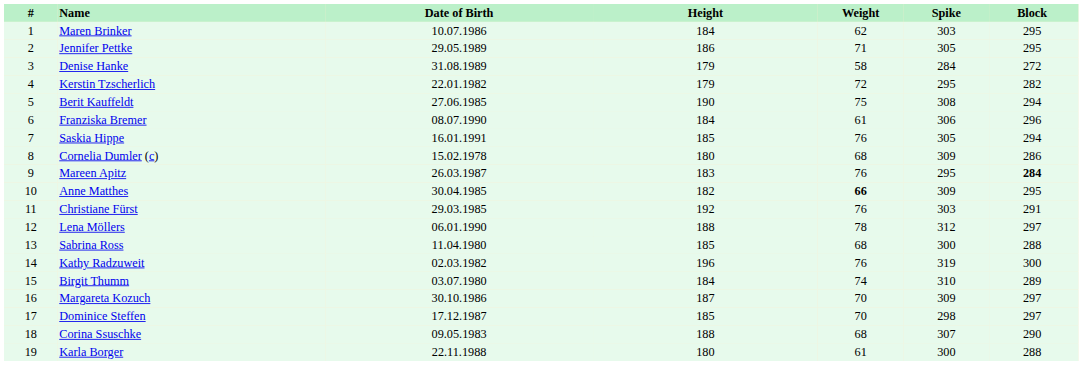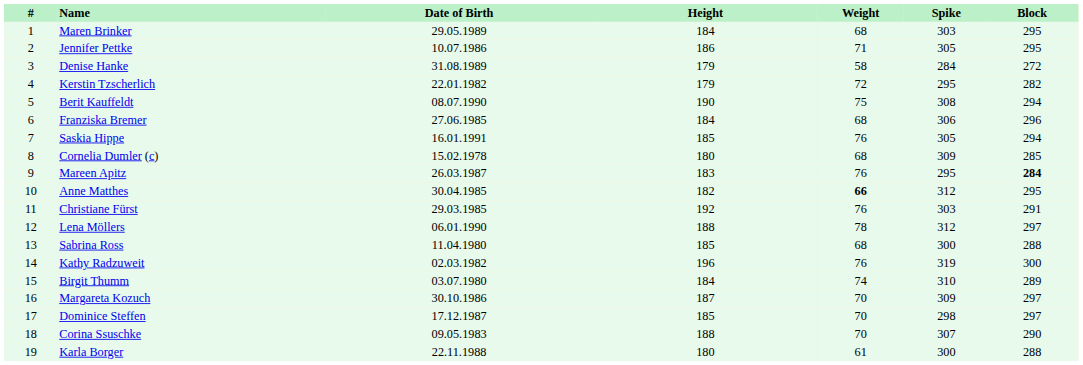(459, 30) 10.07.1986 -> (459, 30) 29.05.1989
(861, 30) 62 -> (861, 30) 68
(459, 48) 29.05.1989 -> (459, 48) 10.07.1986
(459, 102) 27.06.1985 -> (459, 102) 08.07.1990
(459, 120) 08.07.1990 -> (459, 120) 27.06.1985
(861, 120) 61 -> (861, 120) 68
(1032, 155) 286 -> (1032, 155) 285
(946, 191) 309 -> (946, 191) 312
(861, 334) 68 -> (861, 334) 70
